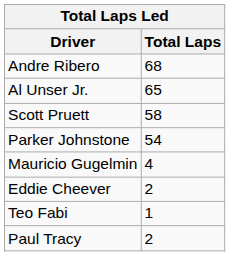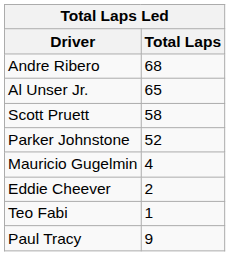(153, 139) 54 -> (153, 139) 52
(149, 238) 2 -> (149, 238) 9
